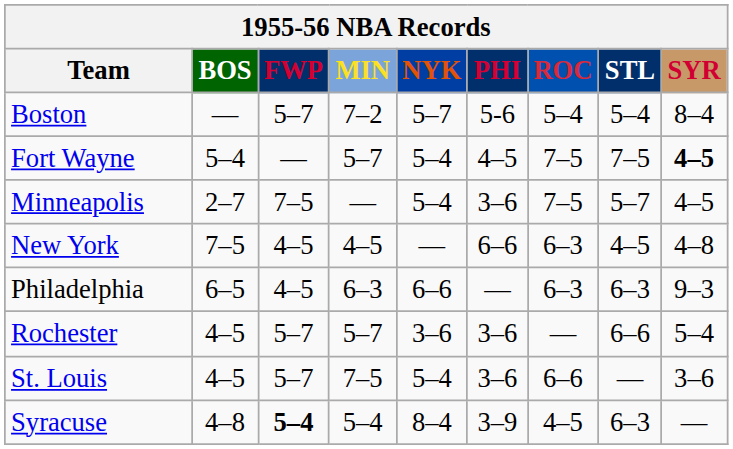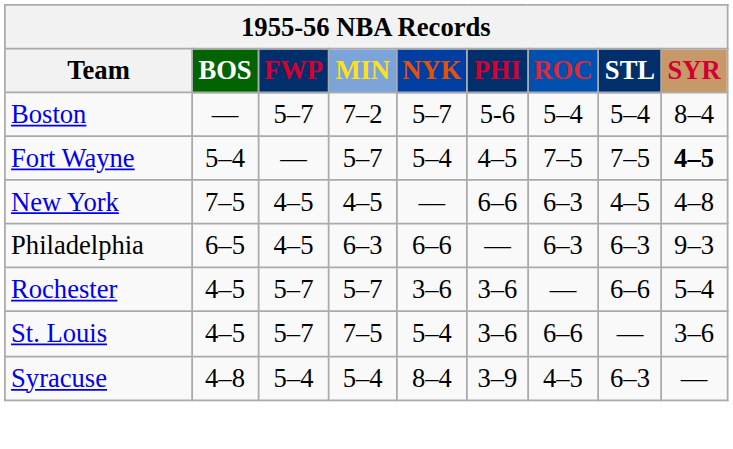- row: (78, 202)
(293, 421) bold -> (293, 377) normal
